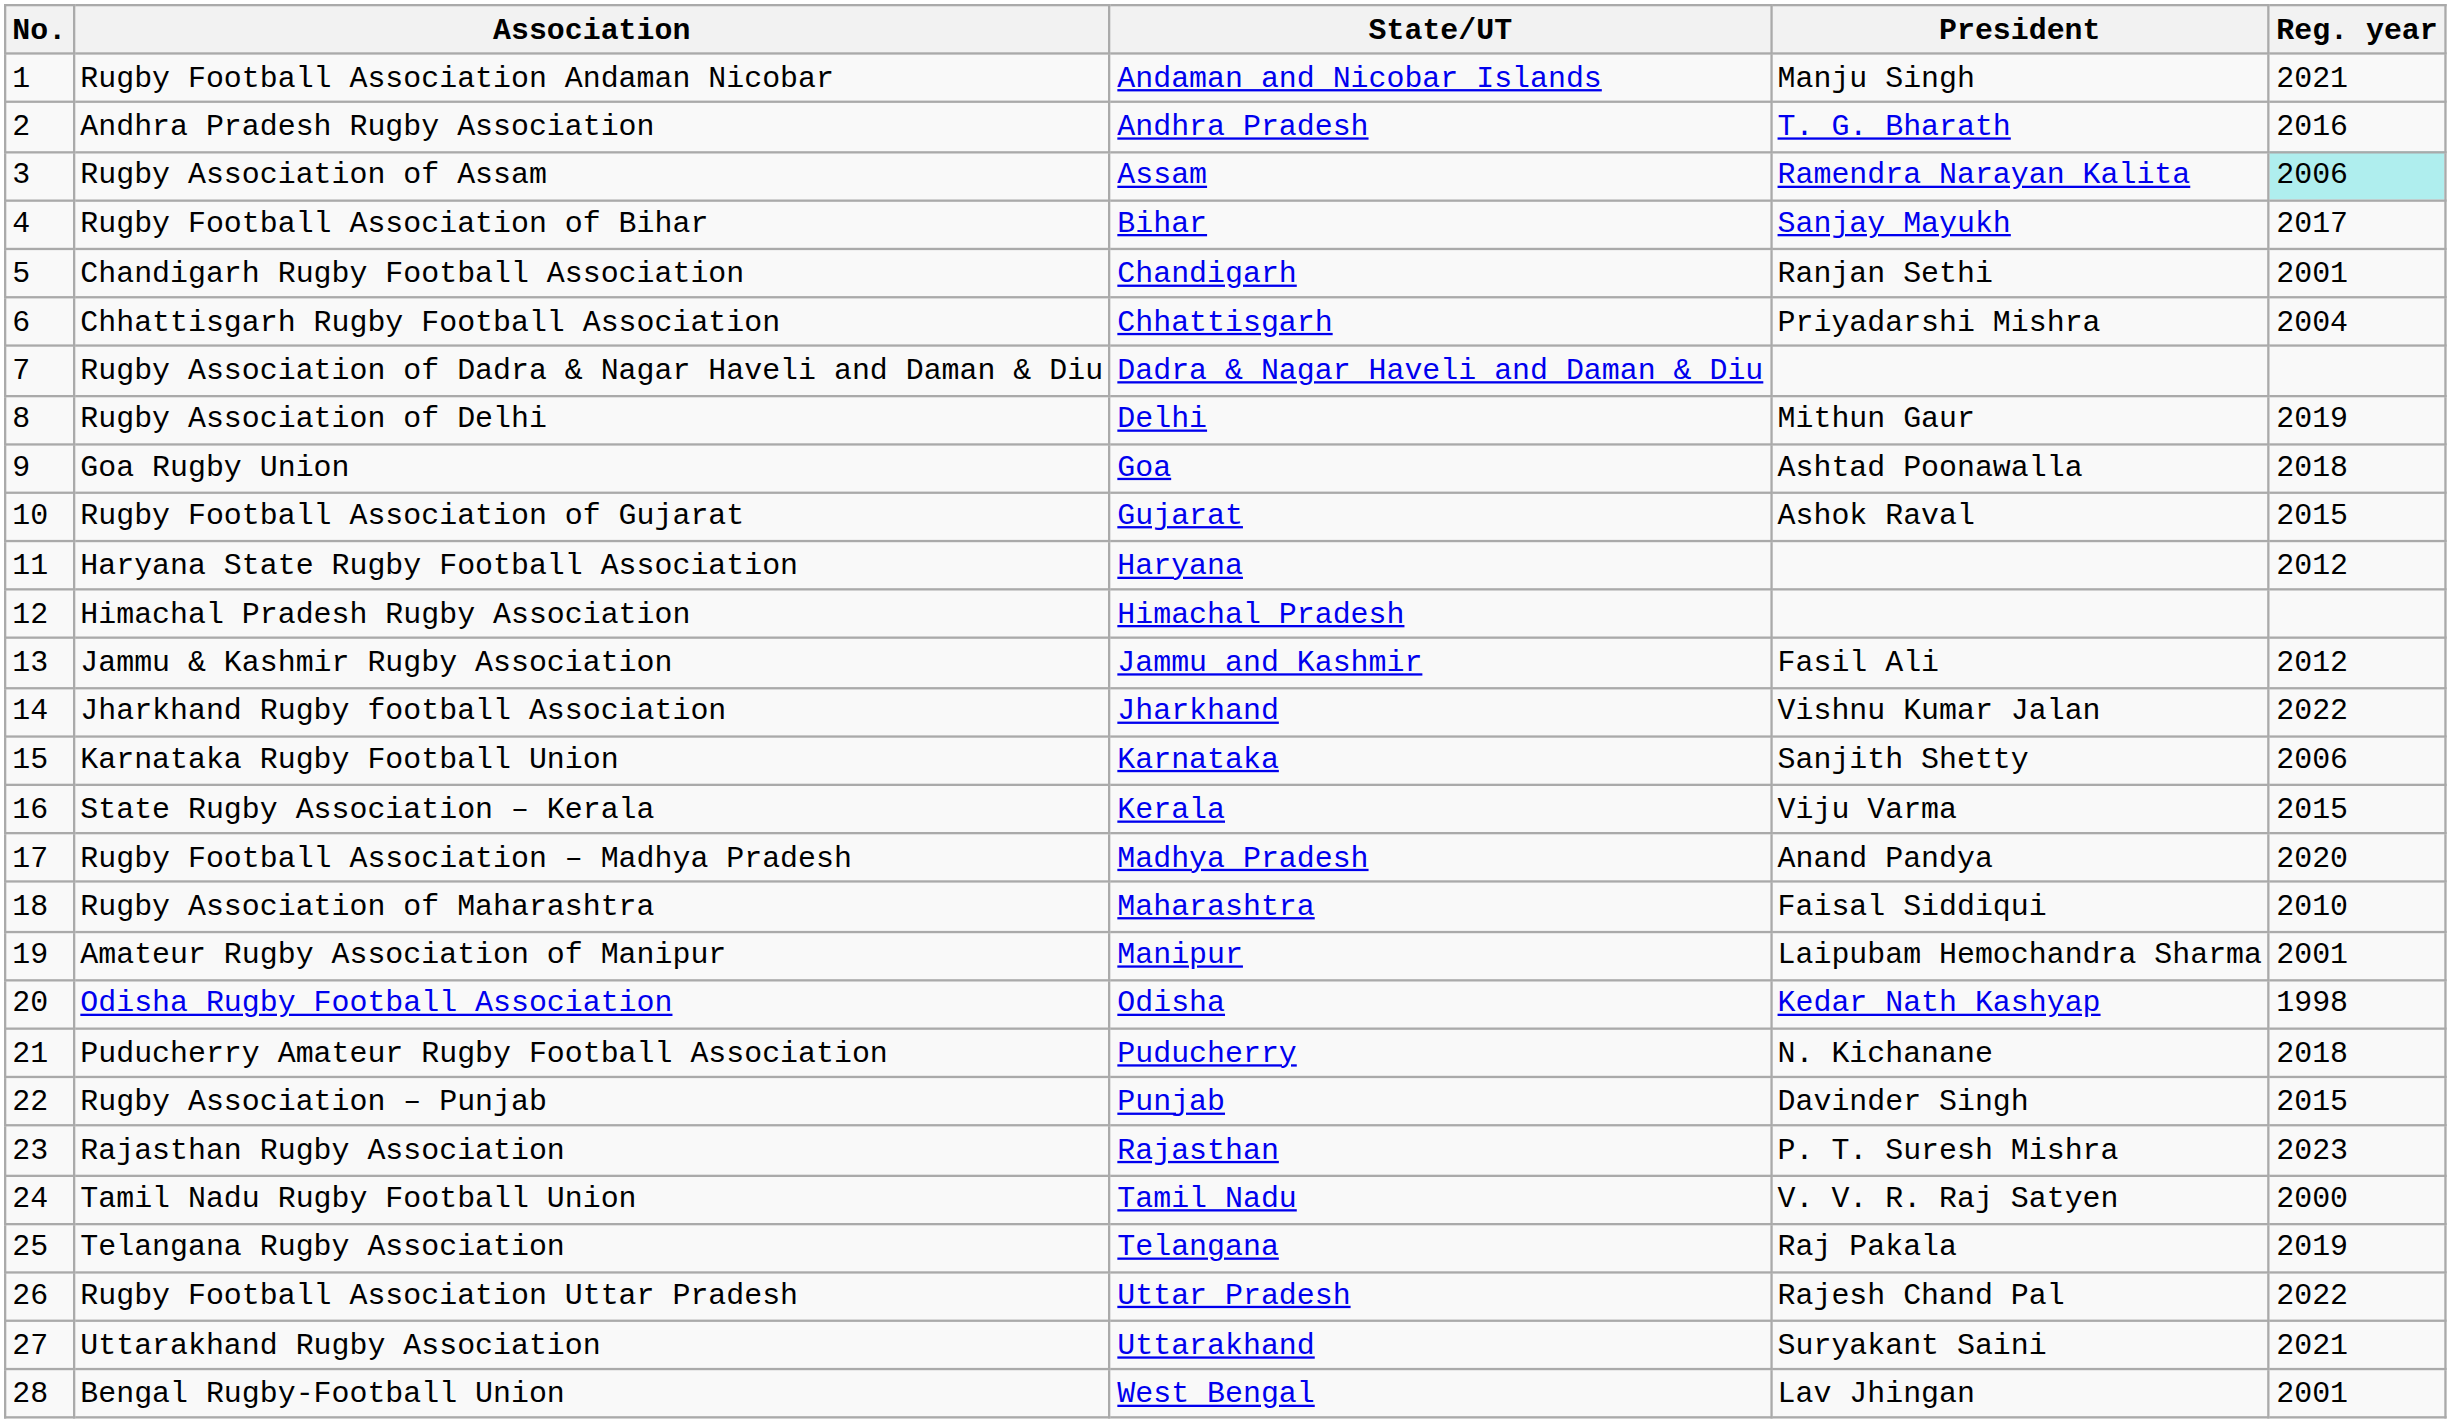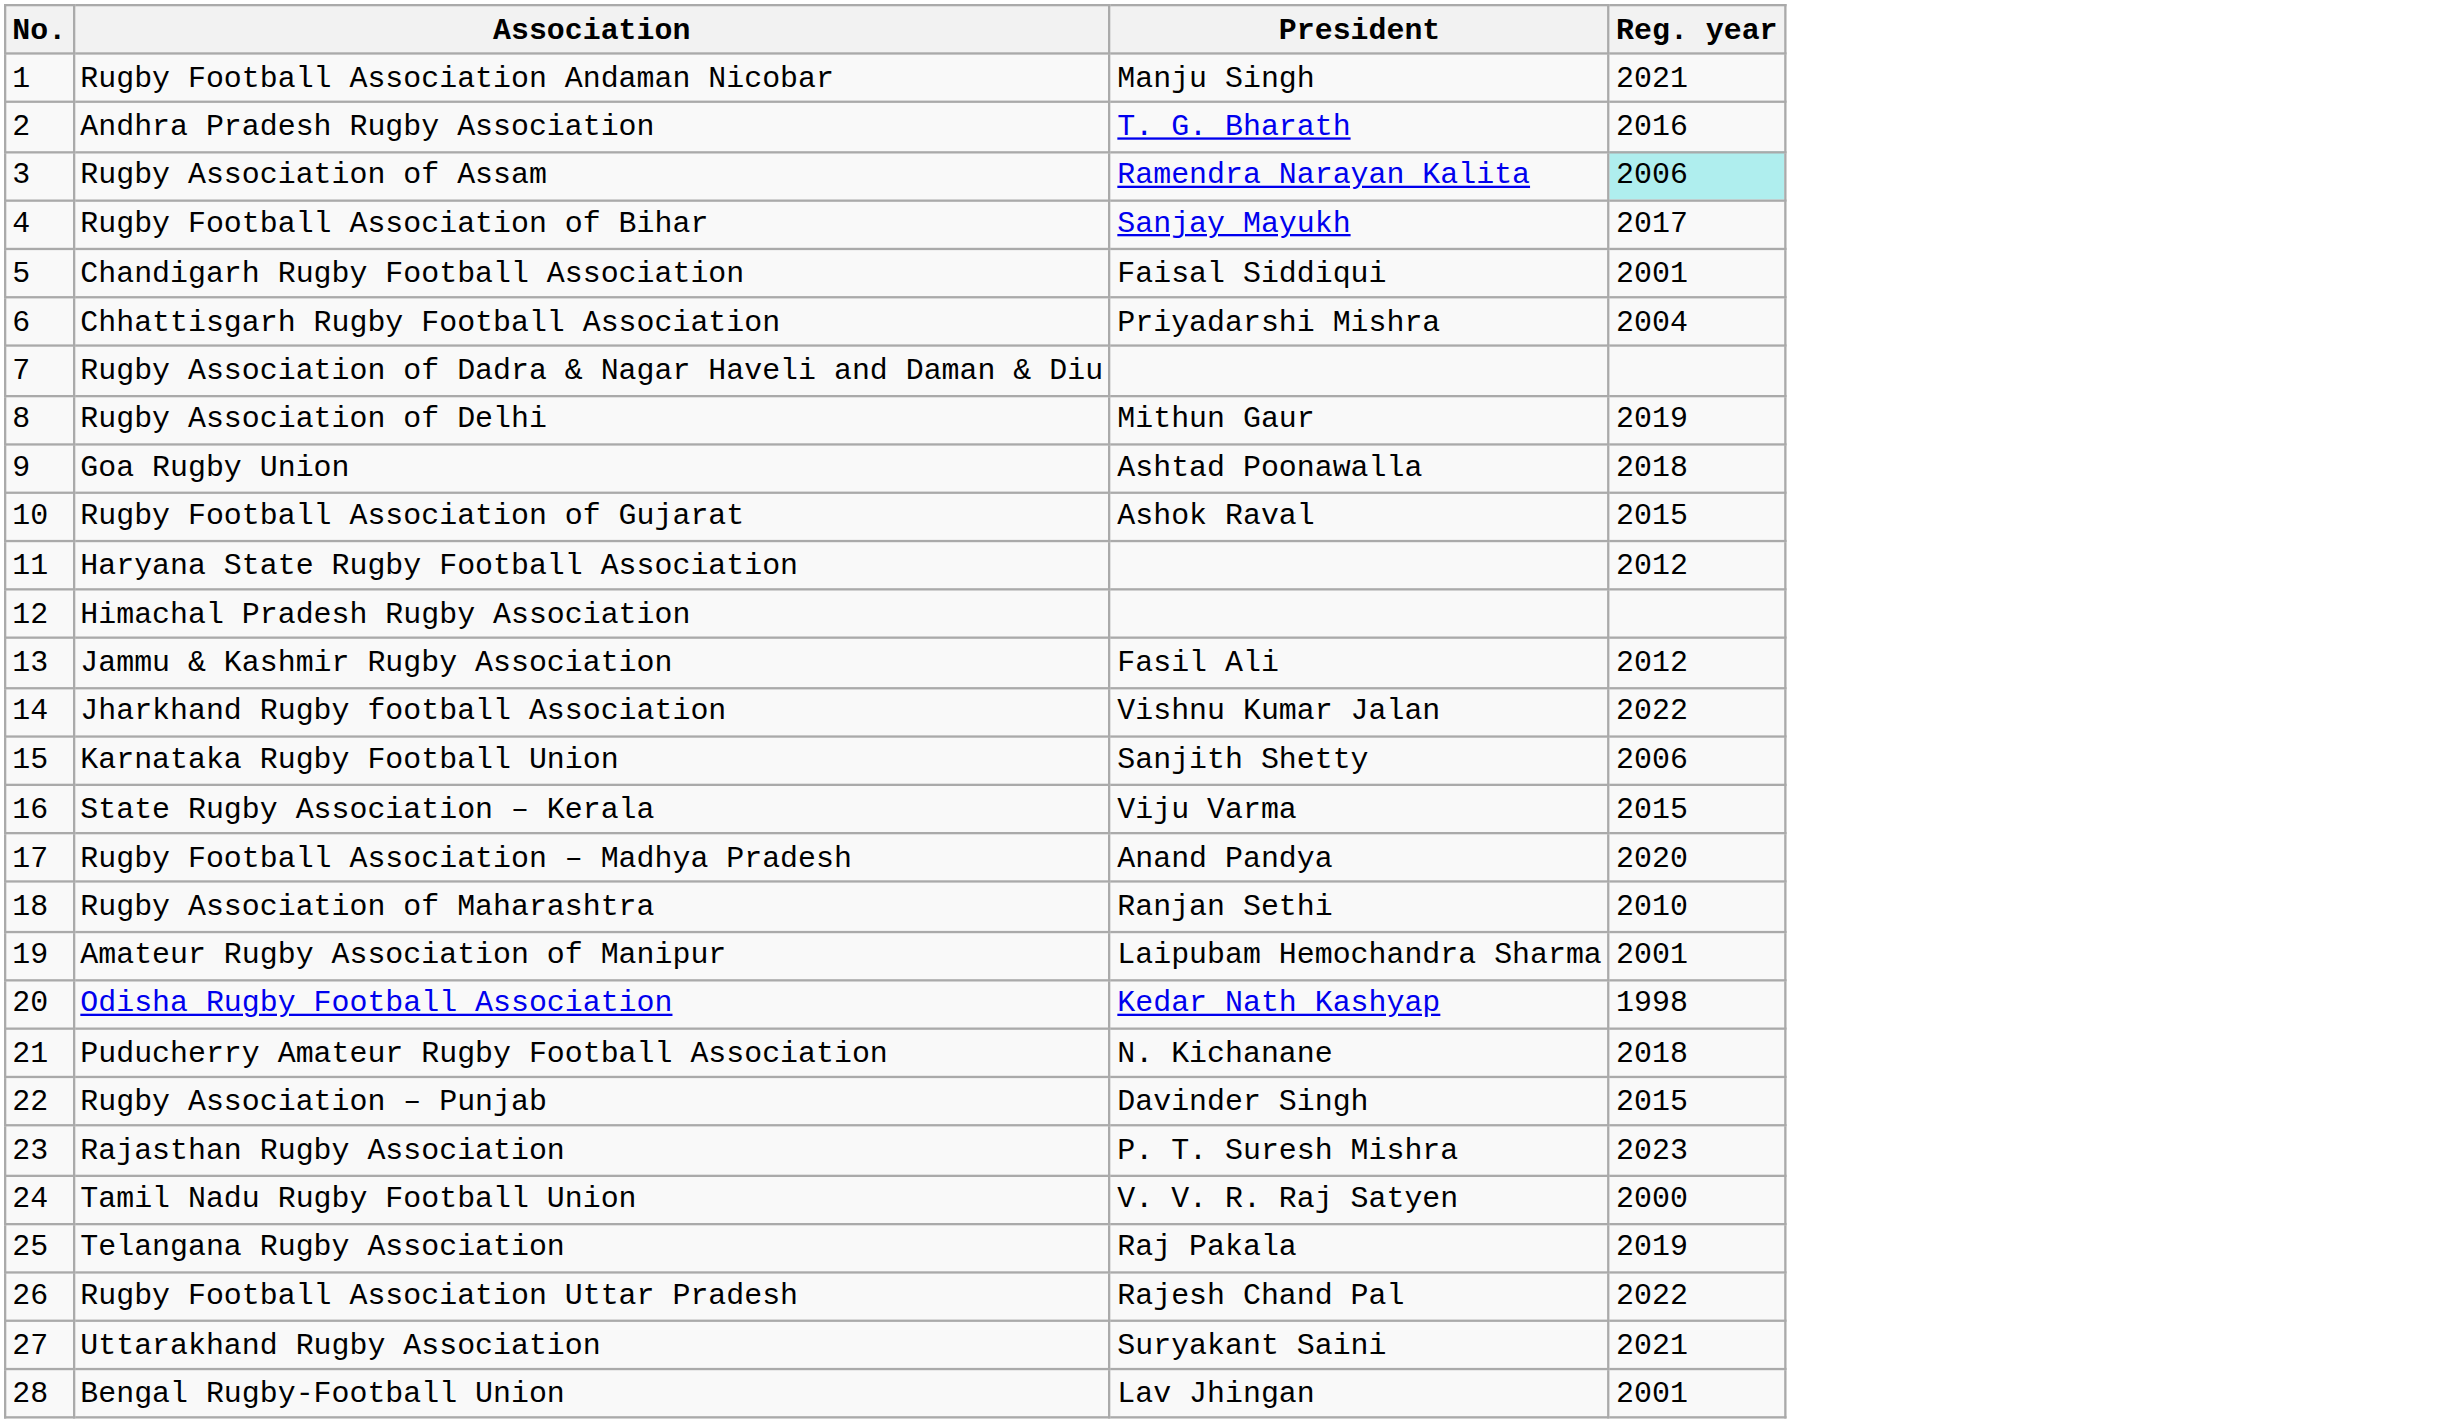- column: (1440, 30)
(1885, 273) Ranjan Sethi -> (1252, 273) Faisal Siddiqui
(1912, 907) Faisal Siddiqui -> (1225, 907) Ranjan Sethi
